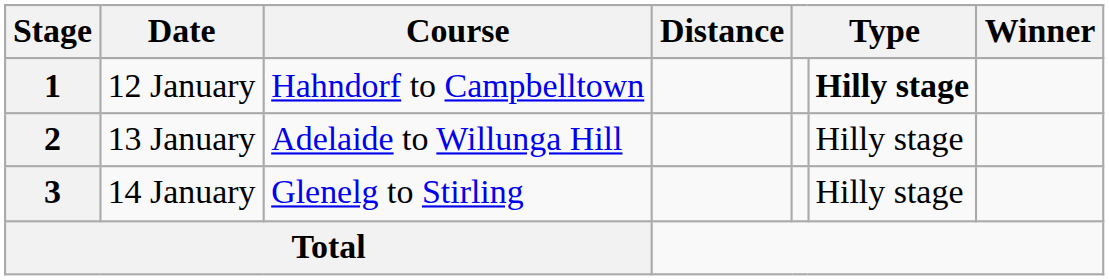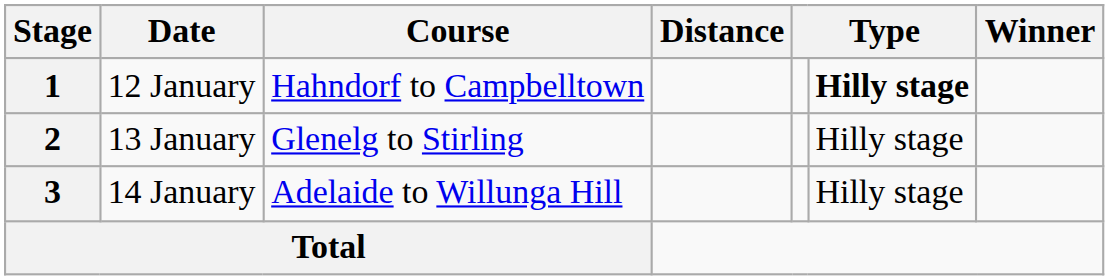(447, 138) Adelaide to Willunga Hill -> (397, 138) Glenelg to Stirling
(397, 192) Glenelg to Stirling -> (447, 192) Adelaide to Willunga Hill
